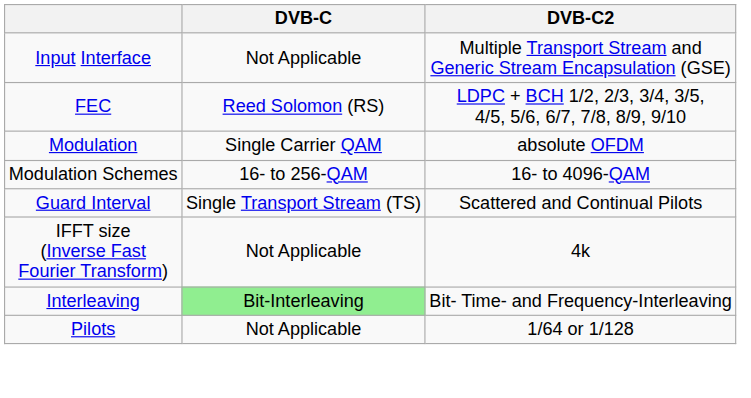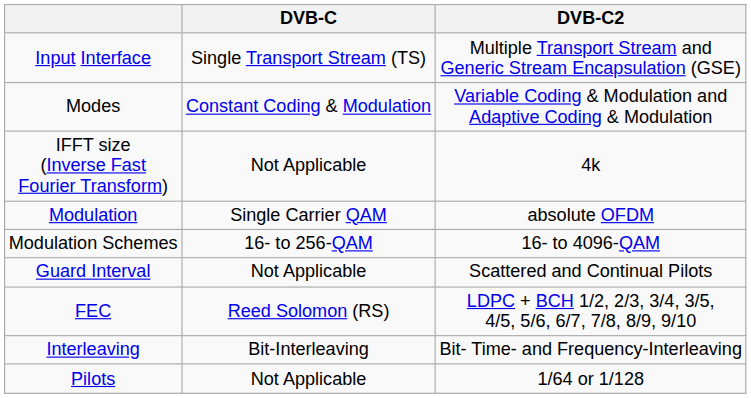(303, 57) Not Applicable -> (309, 57) Single Transport Stream (TS)
+ row: (93, 106)
rows swapped: (93, 106) <-> (93, 251)
(303, 202) Single Transport Stream (TS) -> (309, 272) Not Applicable
(303, 300) lightgreen background -> (309, 349) no background
